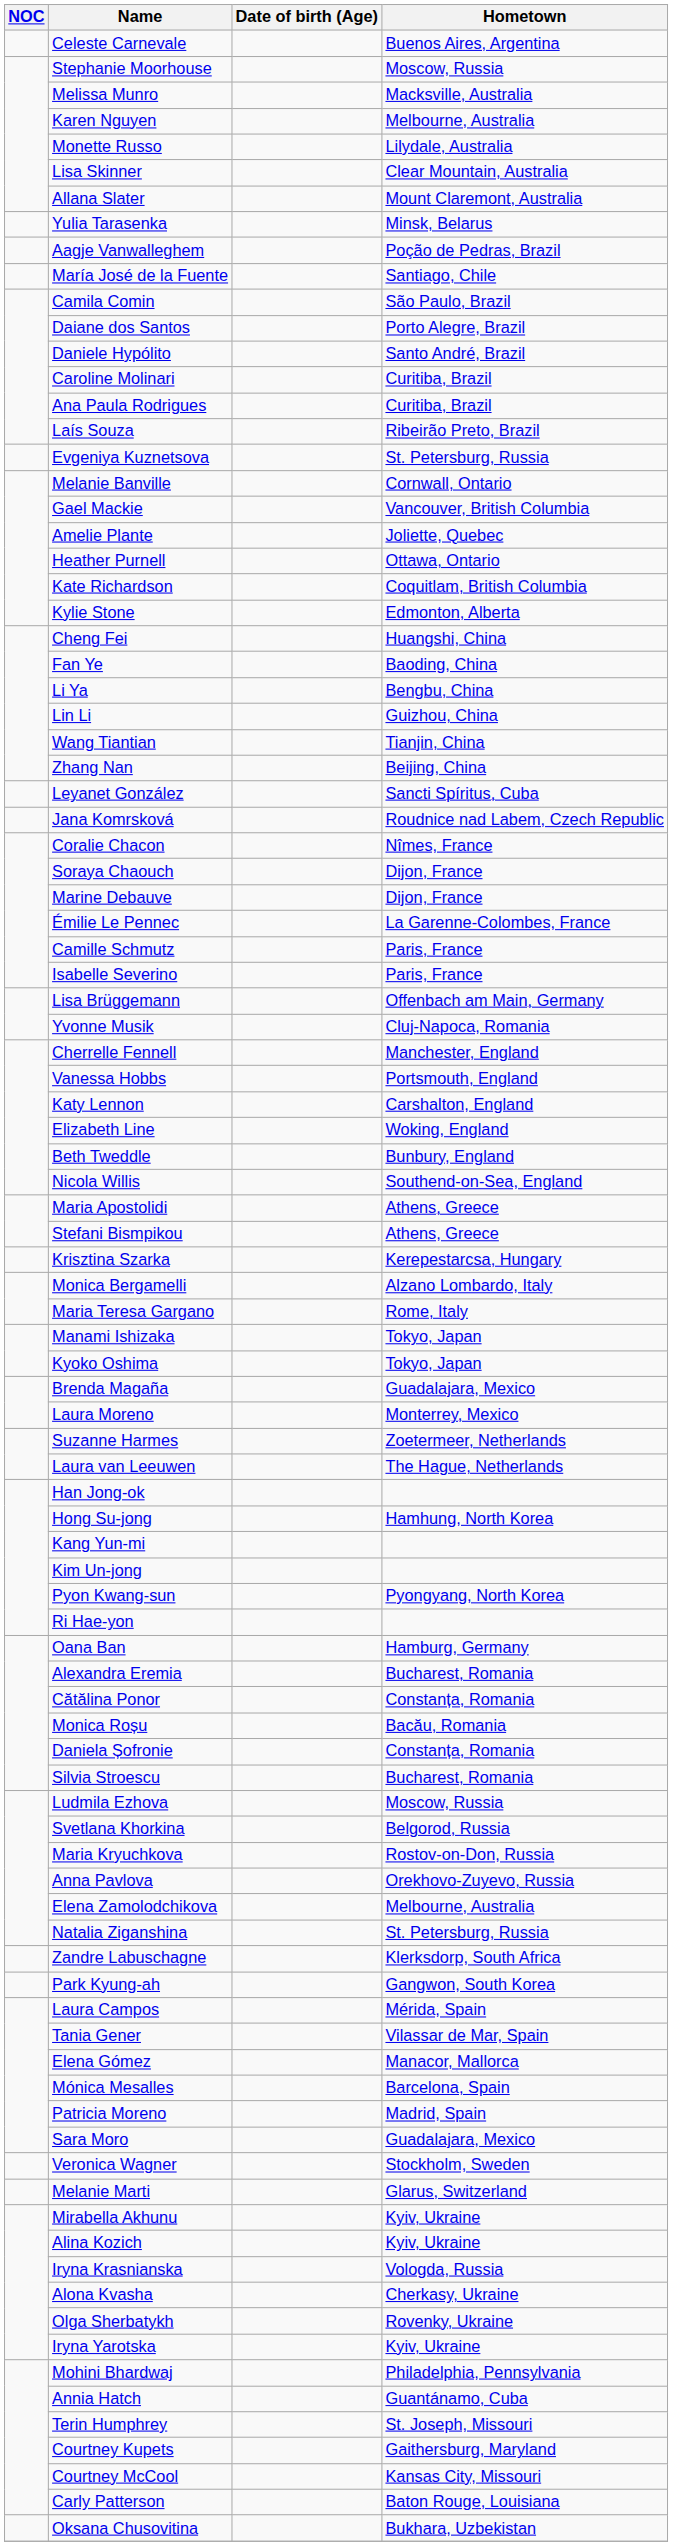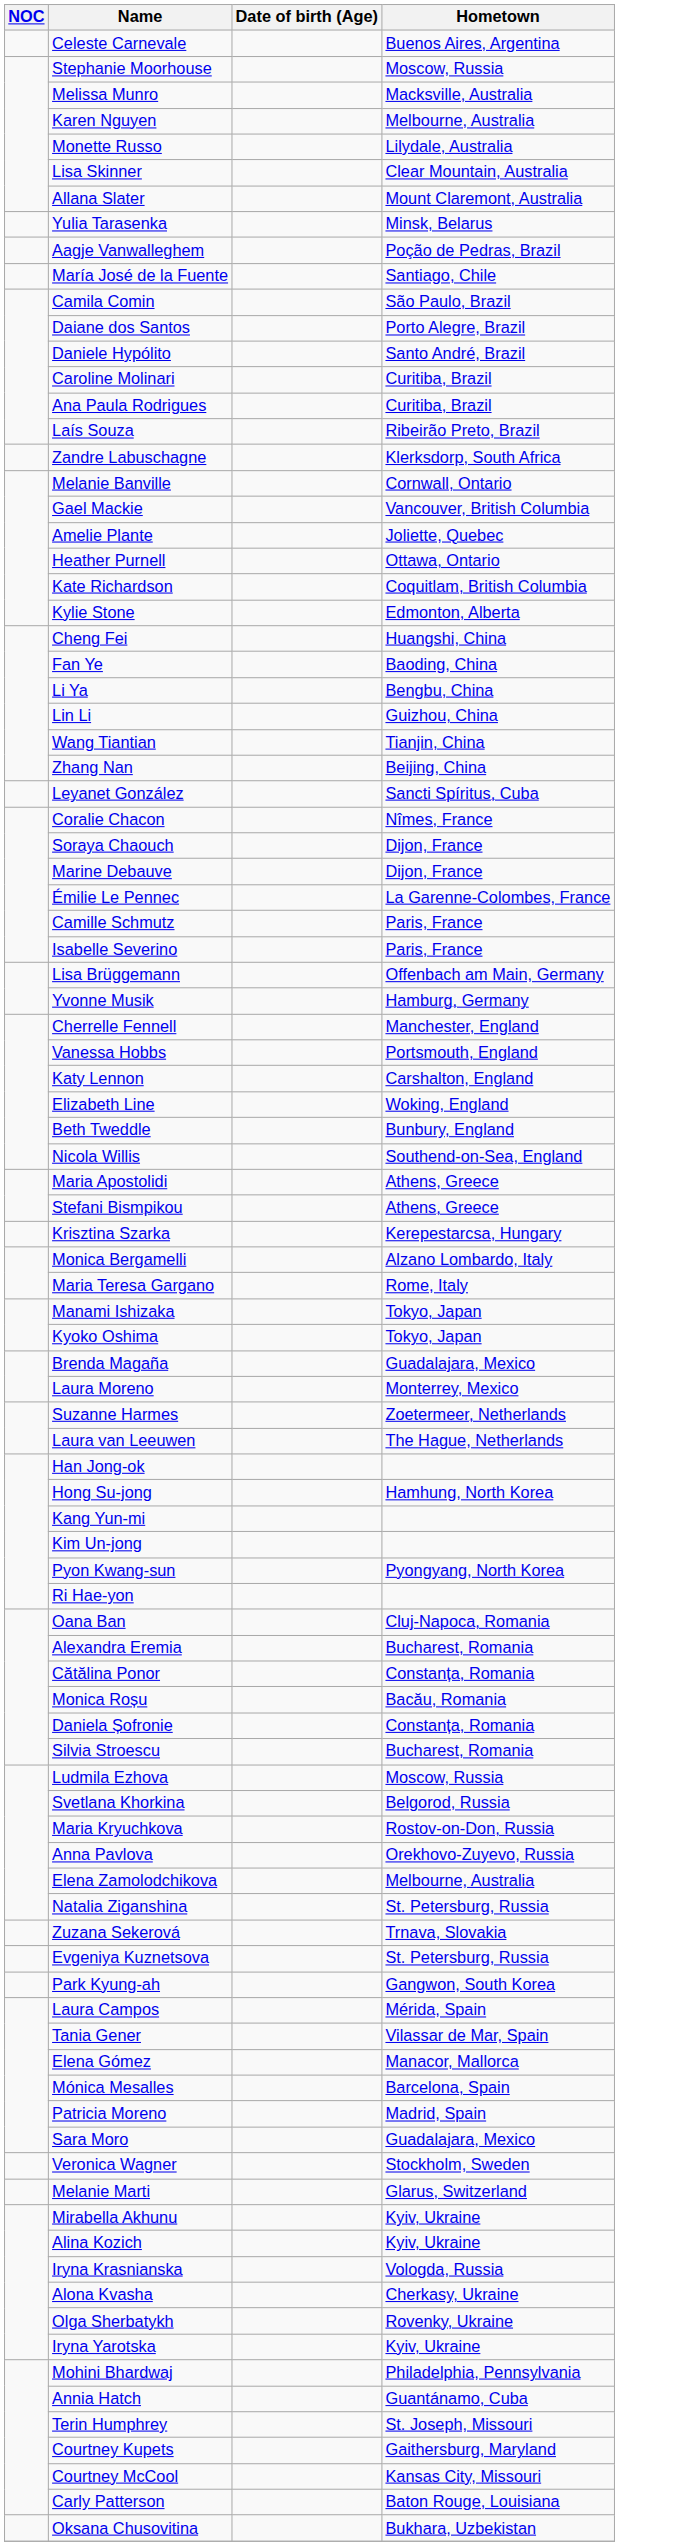rows swapped: (131, 457) <-> (129, 1958)
- row: (113, 819)
(468, 1026) Cluj-Napoca, Romania -> (457, 1000) Hamburg, Germany
(457, 1648) Hamburg, Germany -> (468, 1622) Cluj-Napoca, Romania
+ row: (116, 1932)
